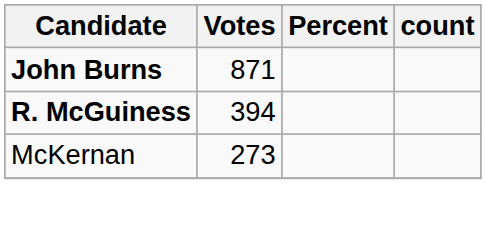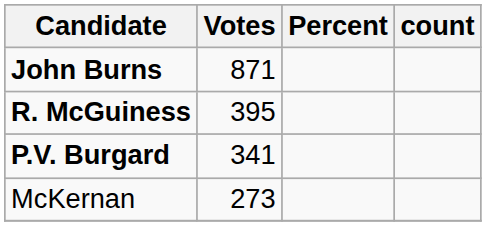(253, 112) 394 -> (253, 112) 395
+ row: (90, 155)
